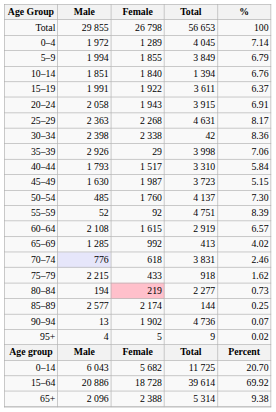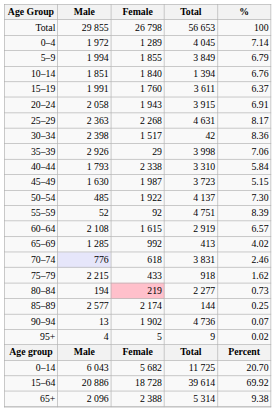(151, 89) 1 922 -> (151, 89) 1 760
(151, 136) 2 338 -> (151, 136) 1 517
(151, 167) 1 517 -> (151, 167) 2 338
(151, 197) 1 760 -> (151, 197) 1 922
